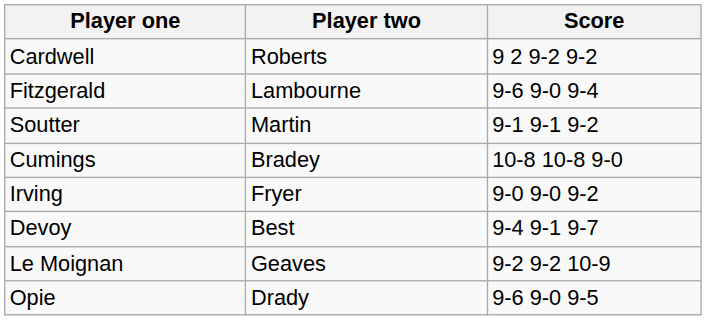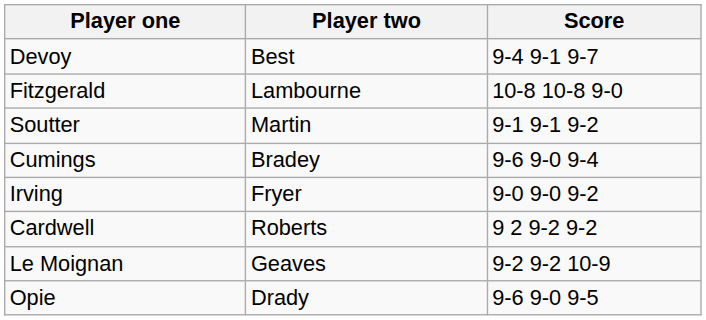rows swapped: (41, 228) <-> (52, 56)
(545, 90) 9-6 9-0 9-4 -> (557, 90) 10-8 10-8 9-0
(557, 159) 10-8 10-8 9-0 -> (545, 159) 9-6 9-0 9-4
